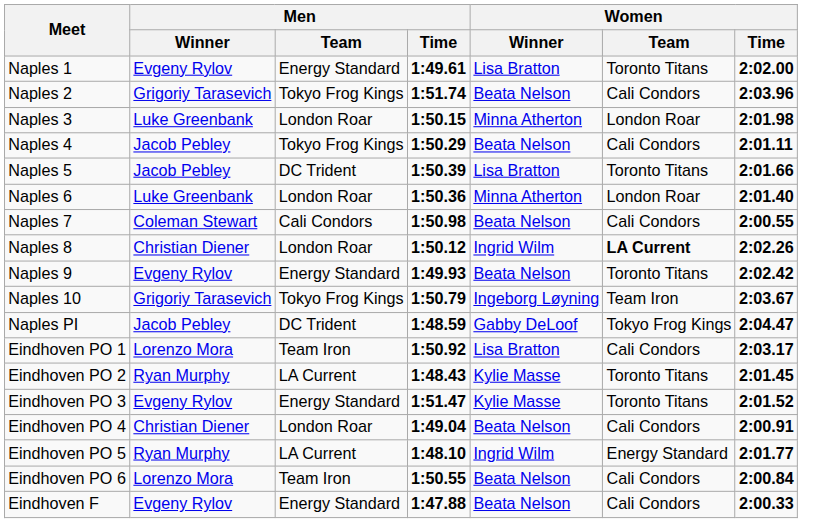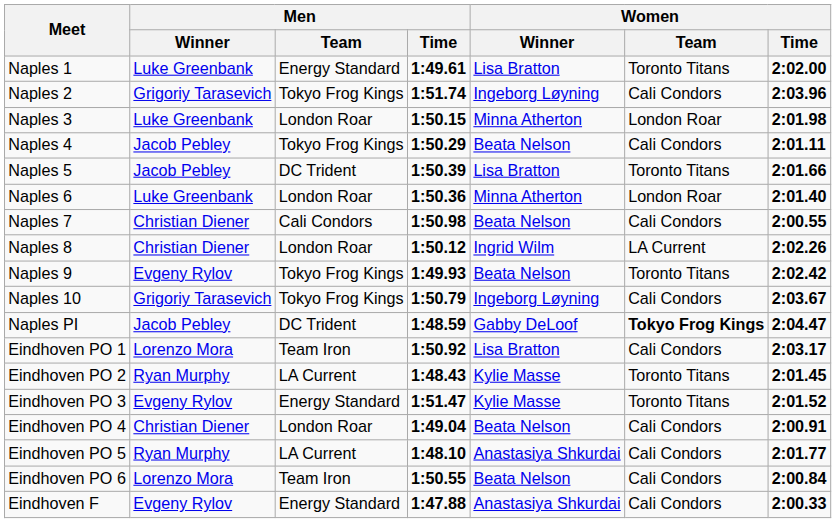(183, 68) Evgeny Rylov -> (193, 68) Luke Greenbank
(522, 94) Beata Nelson -> (536, 94) Ingeborg Løyning
(195, 222) Coleman Stewart -> (191, 222) Christian Diener
(649, 247) bold -> (667, 247) normal
(339, 273) Energy Standard -> (341, 273) Tokyo Frog Kings
(643, 299) Team Iron -> (675, 299) Cali Condors
(669, 324) normal -> (696, 324) bold
(514, 453) Ingrid Wilm -> (547, 453) Anastasiya Shkurdai
(667, 453) Energy Standard -> (675, 453) Cali Condors
(522, 504) Beata Nelson -> (547, 504) Anastasiya Shkurdai
